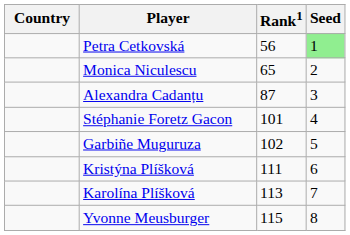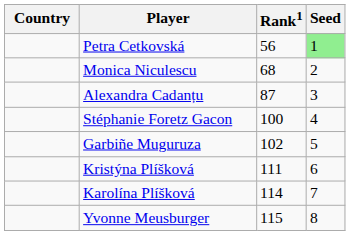(268, 70) 65 -> (268, 70) 68
(272, 119) 101 -> (272, 119) 100
(271, 193) 113 -> (271, 193) 114
